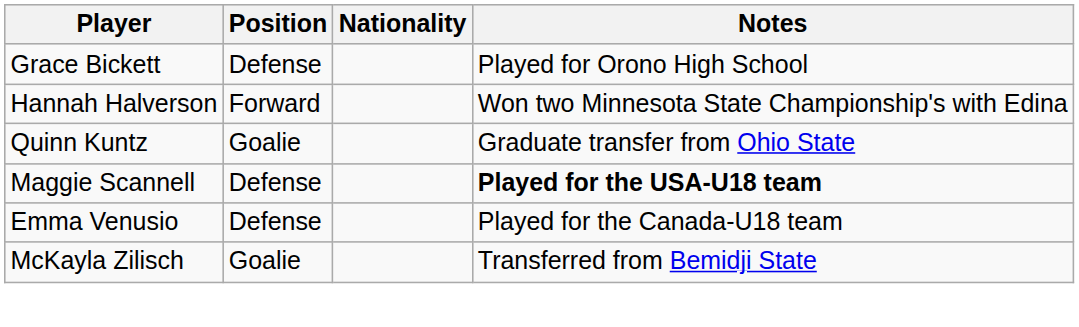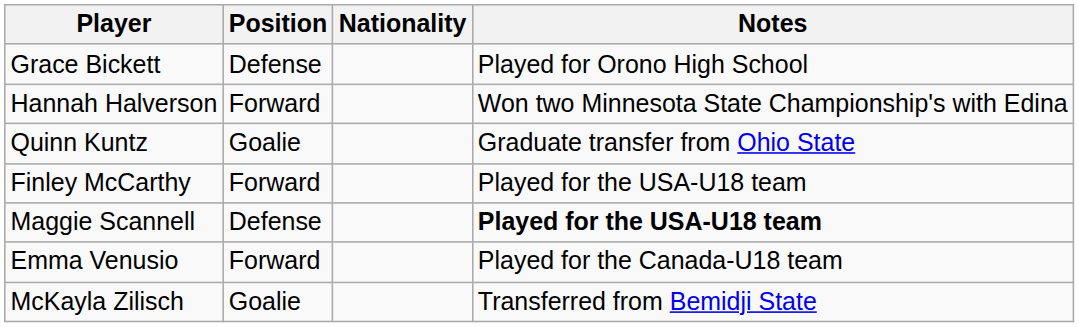+ row: (101, 182)
(275, 222) Defense -> (275, 261) Forward
